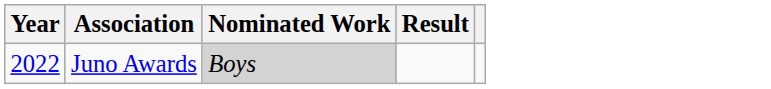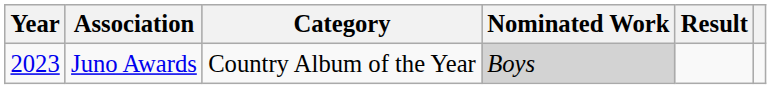+ column: (342, 24)
(35, 63) 2022 -> (35, 63) 2023
